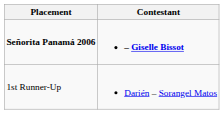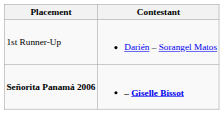rows swapped: (51, 42) <-> (34, 87)
